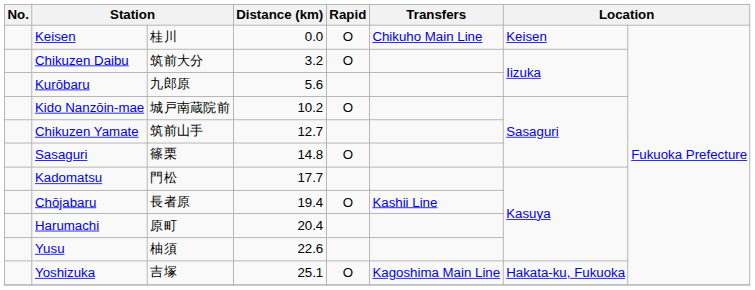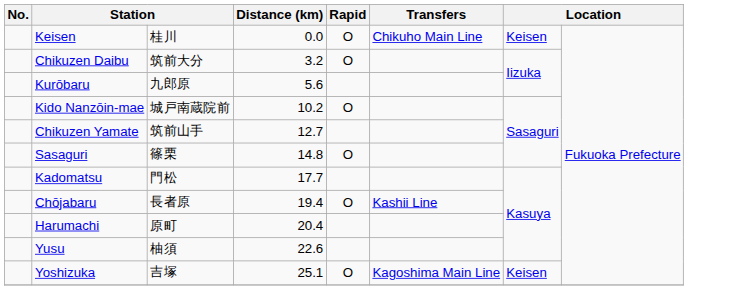(566, 272) Hakata-ku, Fukuoka -> (527, 272) Keisen
